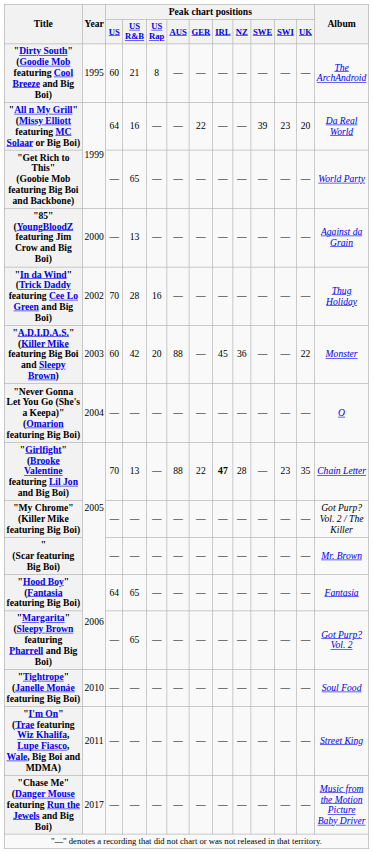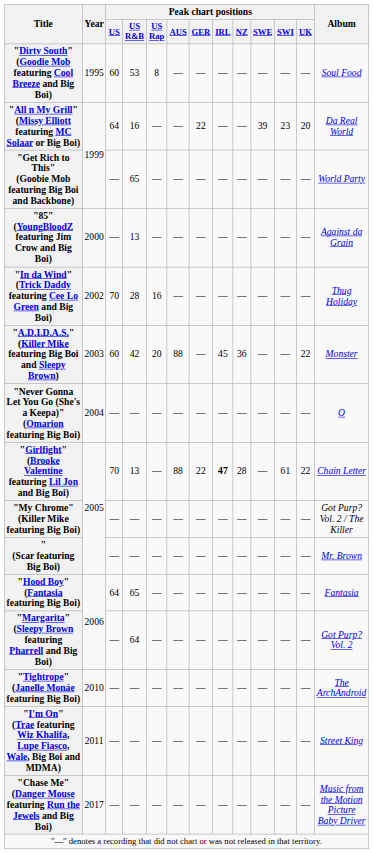(135, 73) 21 -> (135, 73) 53
(342, 73) The ArchAndroid -> (342, 73) Soul Food
(285, 471) 23 -> (285, 471) 61
(305, 471) 35 -> (305, 471) 22
(135, 640) 65 -> (135, 640) 64
(342, 688) Soul Food -> (342, 688) The ArchAndroid
